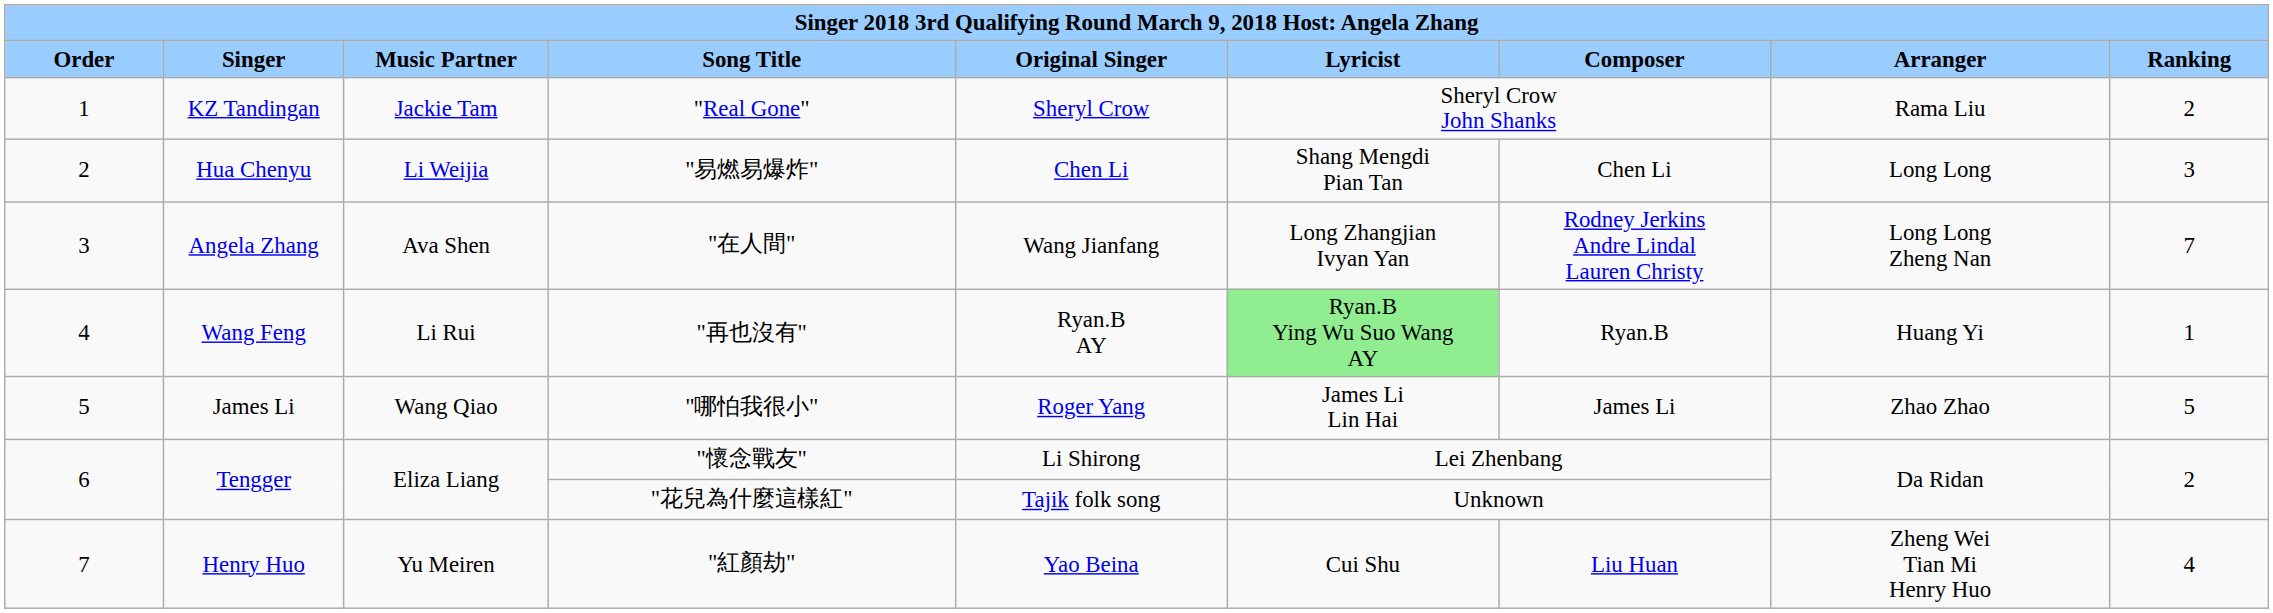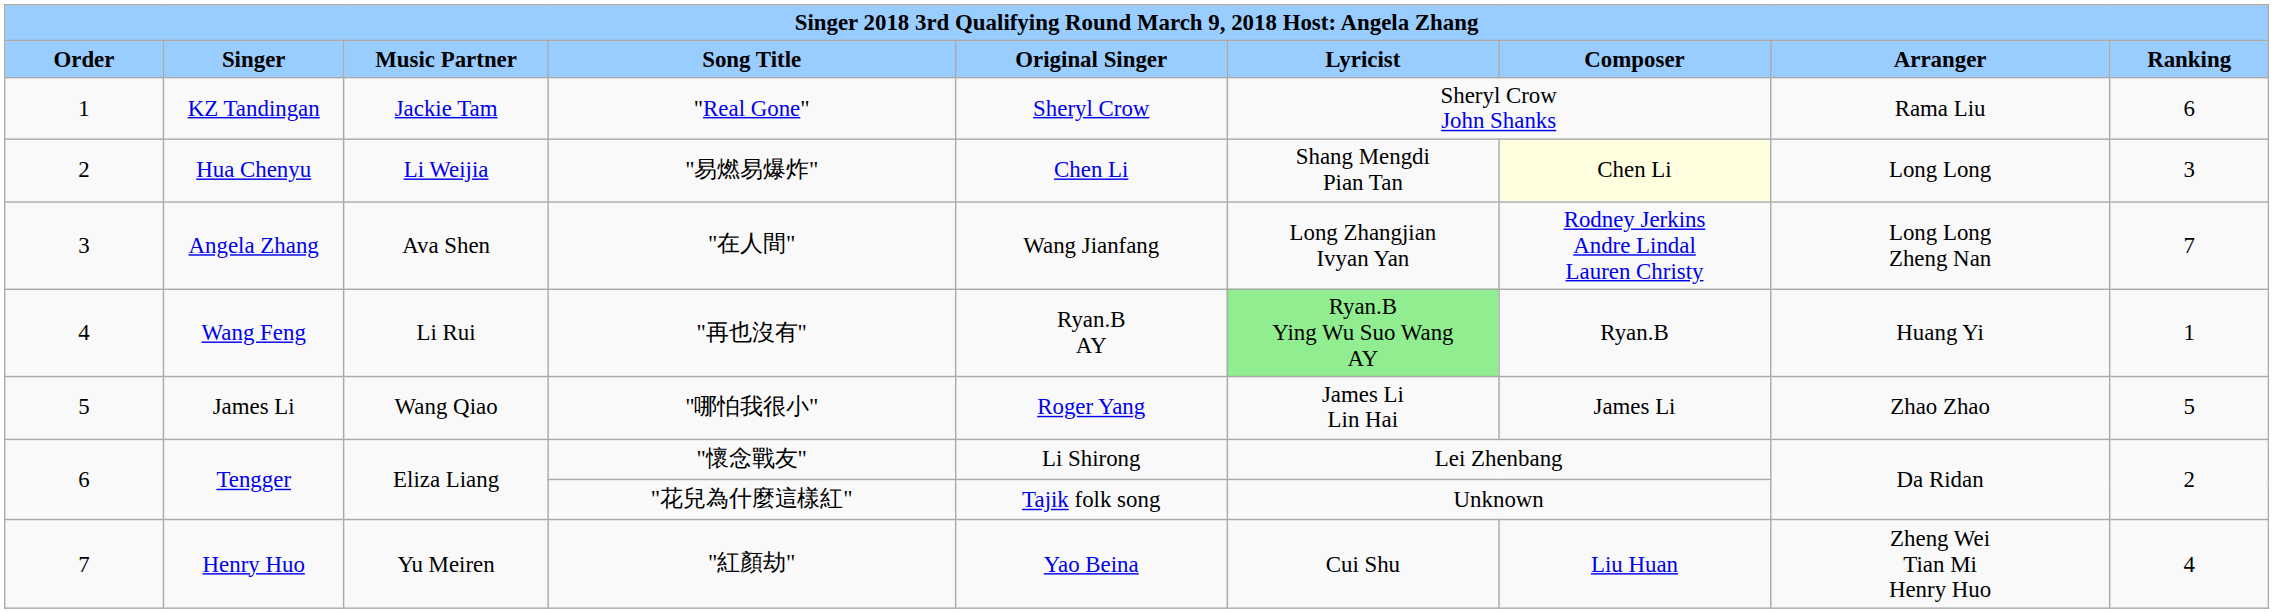(2189, 108) 2 -> (2189, 108) 6
(1634, 170) no background -> (1634, 170) lightyellow background
